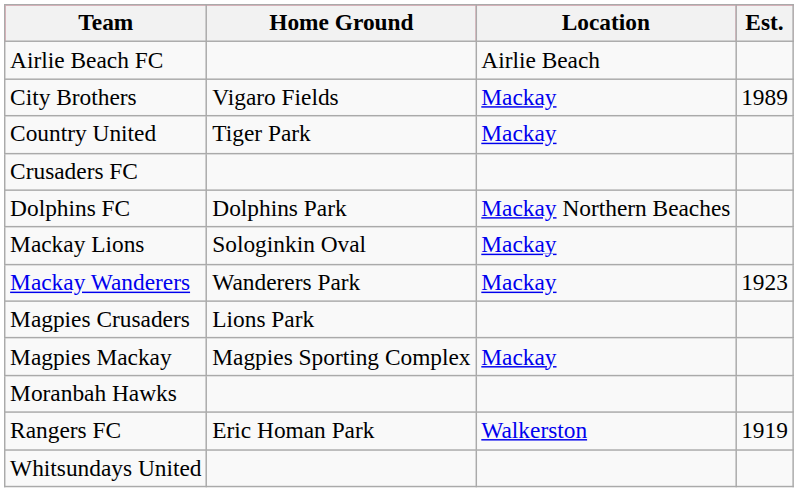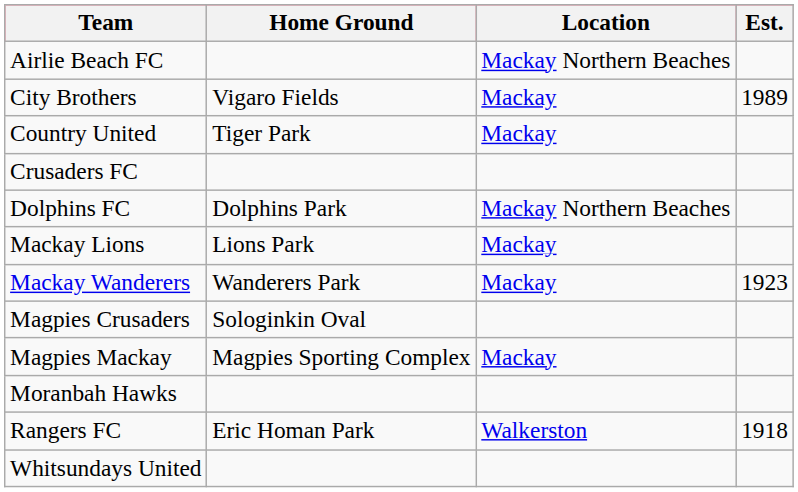(541, 60) Airlie Beach -> (606, 60) Mackay Northern Beaches
(289, 245) Sologinkin Oval -> (263, 245) Lions Park
(263, 319) Lions Park -> (289, 319) Sologinkin Oval
(765, 430) 1919 -> (765, 430) 1918
